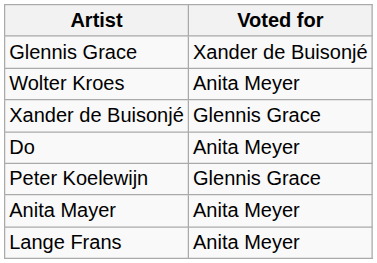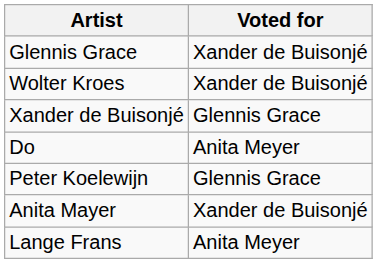(246, 83) Anita Meyer -> (280, 83) Xander de Buisonjé
(246, 210) Anita Meyer -> (280, 210) Xander de Buisonjé
